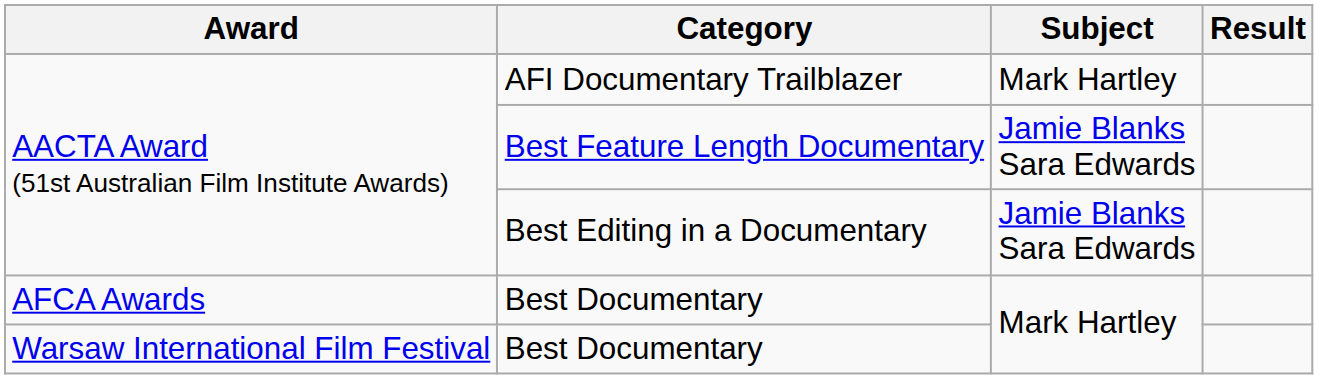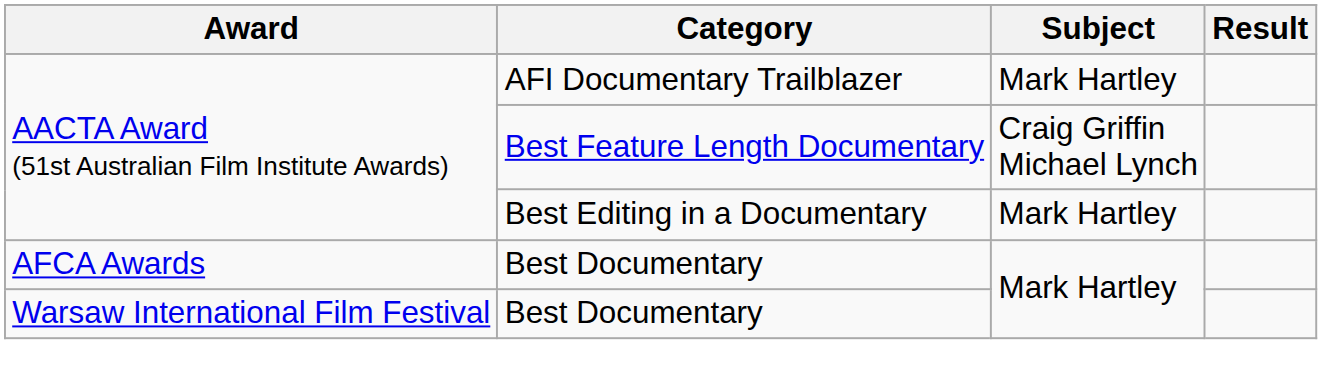(1097, 146) Jamie Blanks Sara Edwards -> (1098, 146) Craig Griffin Michael Lynch
(1097, 231) Jamie Blanks Sara Edwards -> (1087, 213) Mark Hartley
